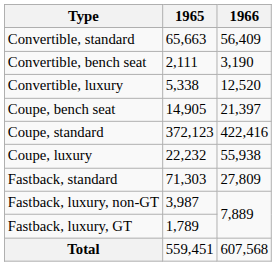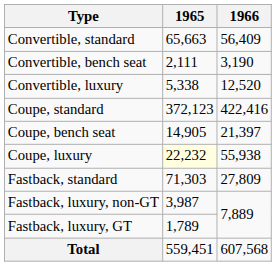rows swapped: (56, 132) <-> (62, 109)
(186, 156) no background -> (186, 156) lightyellow background
